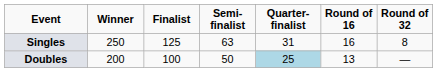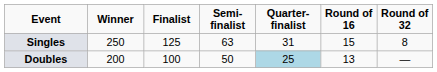(349, 42) 16 -> (349, 42) 15
